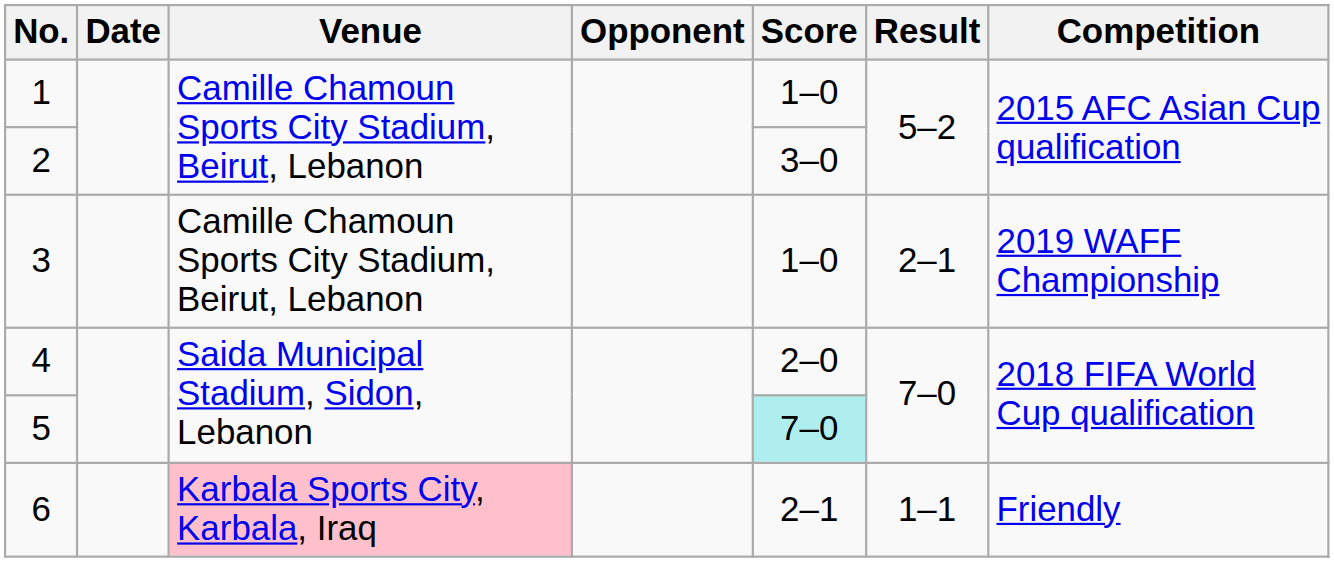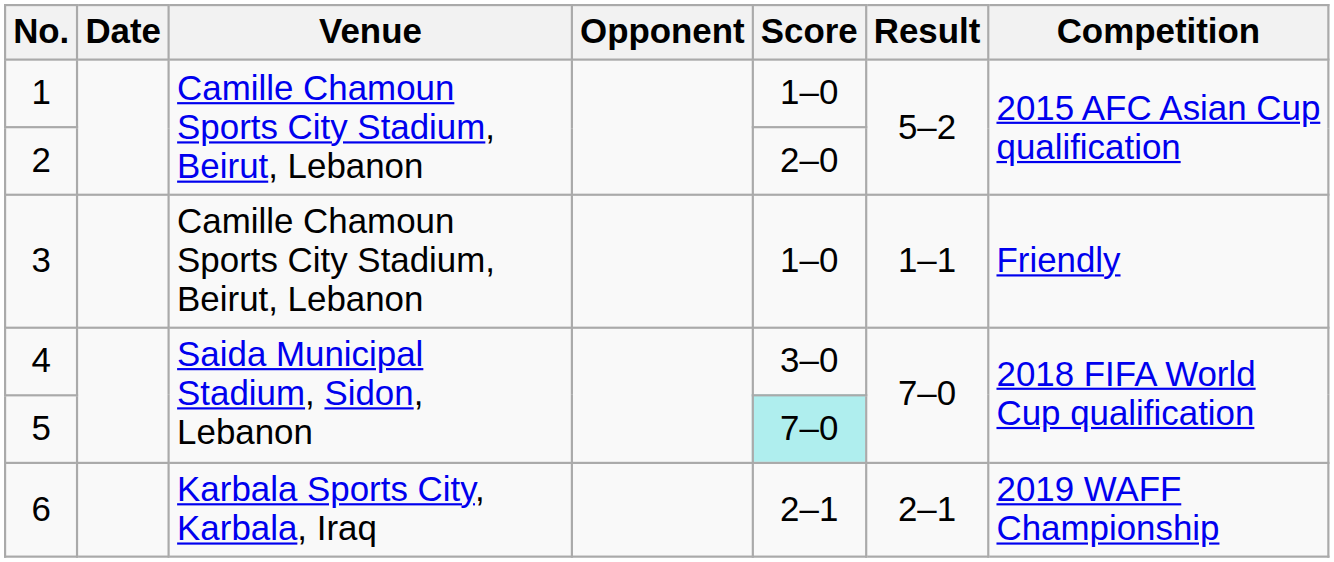(809, 160) 3–0 -> (809, 160) 2–0
(927, 260) 2–1 -> (927, 260) 1–1
(1108, 260) 2019 WAFF Championship -> (1059, 260) Friendly
(809, 360) 2–0 -> (809, 360) 3–0
(331, 508) pink background -> (331, 508) no background
(927, 508) 1–1 -> (927, 508) 2–1
(1059, 508) Friendly -> (1108, 508) 2019 WAFF Championship
